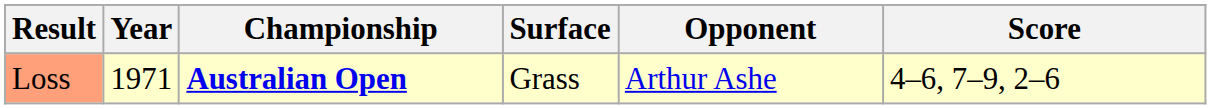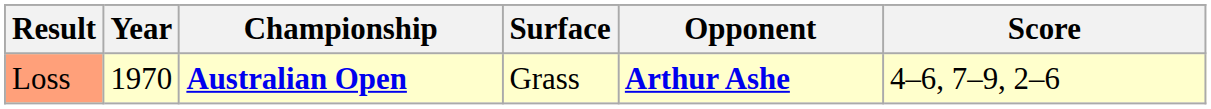(141, 77) 1971 -> (141, 77) 1970
(701, 77) normal -> (707, 77) bold
